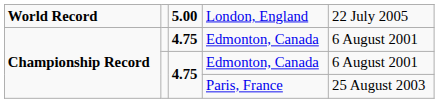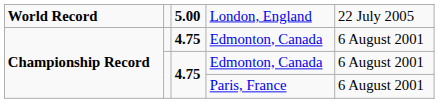(379, 86) 25 August 2003 -> (381, 86) 6 August 2001
